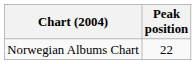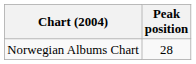(166, 49) 22 -> (166, 49) 28
